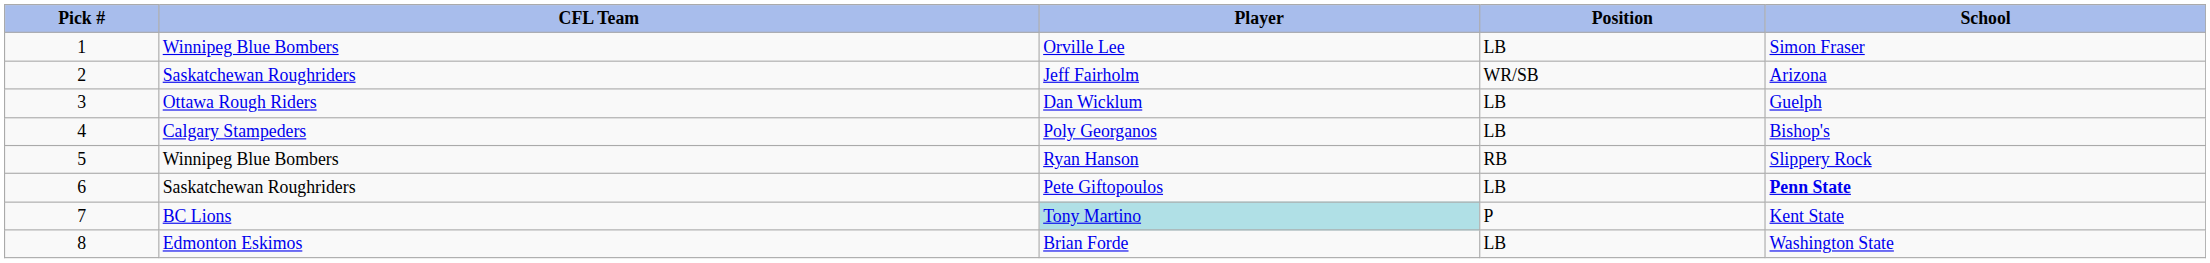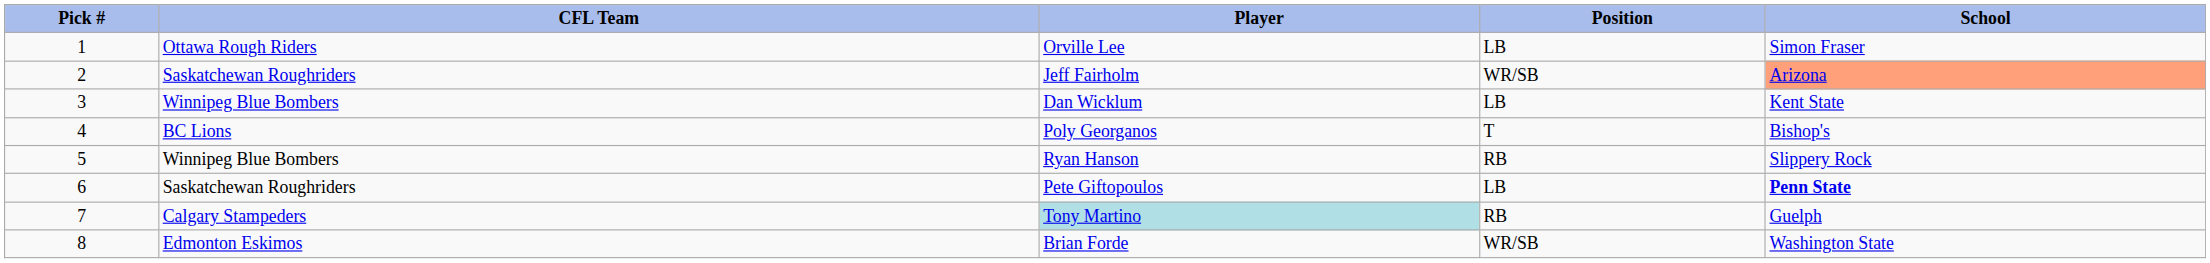(251, 46) Winnipeg Blue Bombers -> (240, 46) Ottawa Rough Riders
(1798, 74) no background -> (1798, 74) lightsalmon background
(240, 103) Ottawa Rough Riders -> (251, 103) Winnipeg Blue Bombers
(1796, 103) Guelph -> (1807, 103) Kent State
(234, 131) Calgary Stampeders -> (197, 131) BC Lions
(1495, 131) LB -> (1489, 131) T
(197, 215) BC Lions -> (234, 215) Calgary Stampeders
(1488, 215) P -> (1495, 215) RB
(1807, 215) Kent State -> (1796, 215) Guelph
(1495, 243) LB -> (1511, 243) WR/SB
